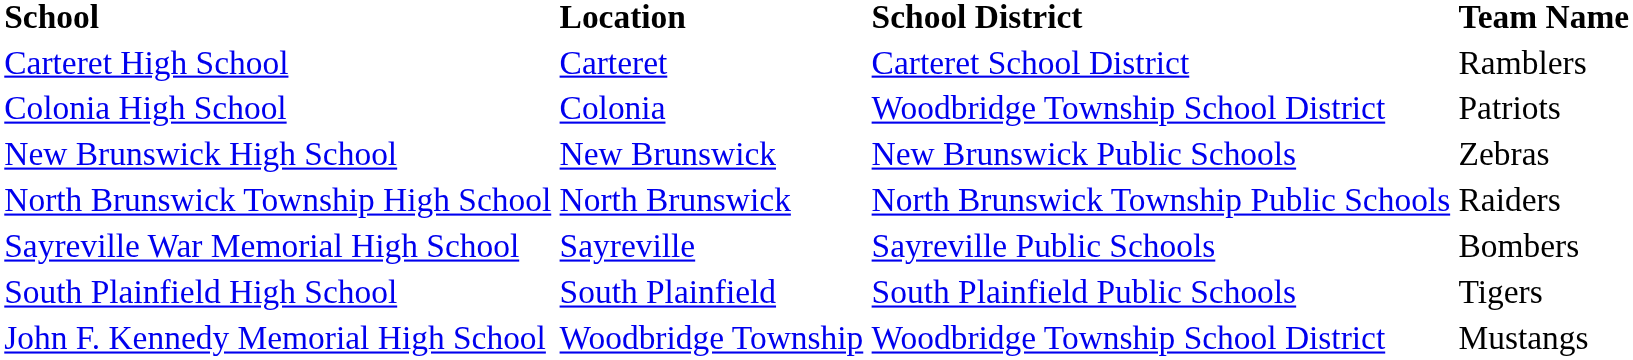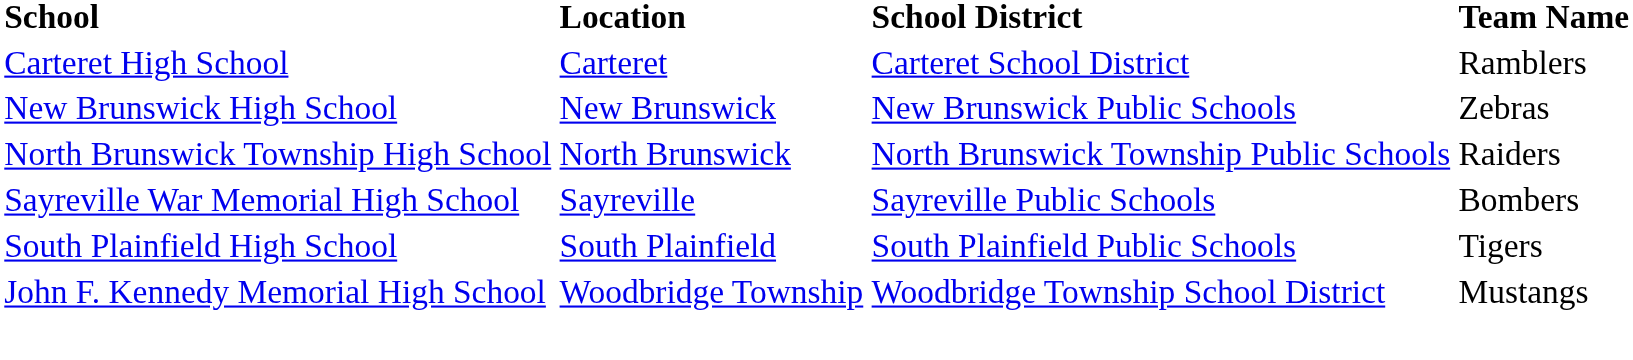- row: (145, 108)
